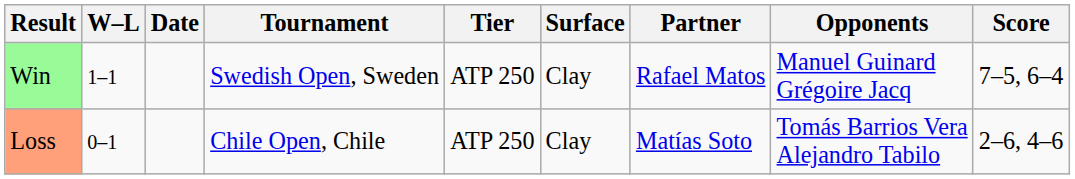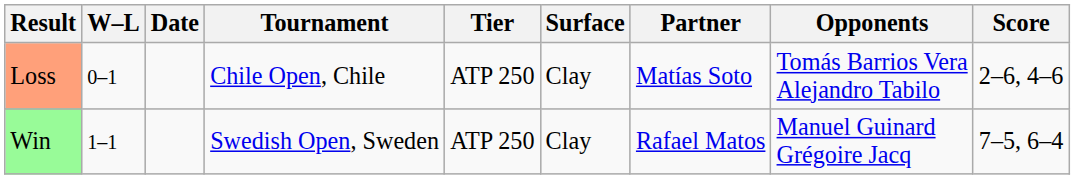rows swapped: (33, 141) <-> (31, 75)
